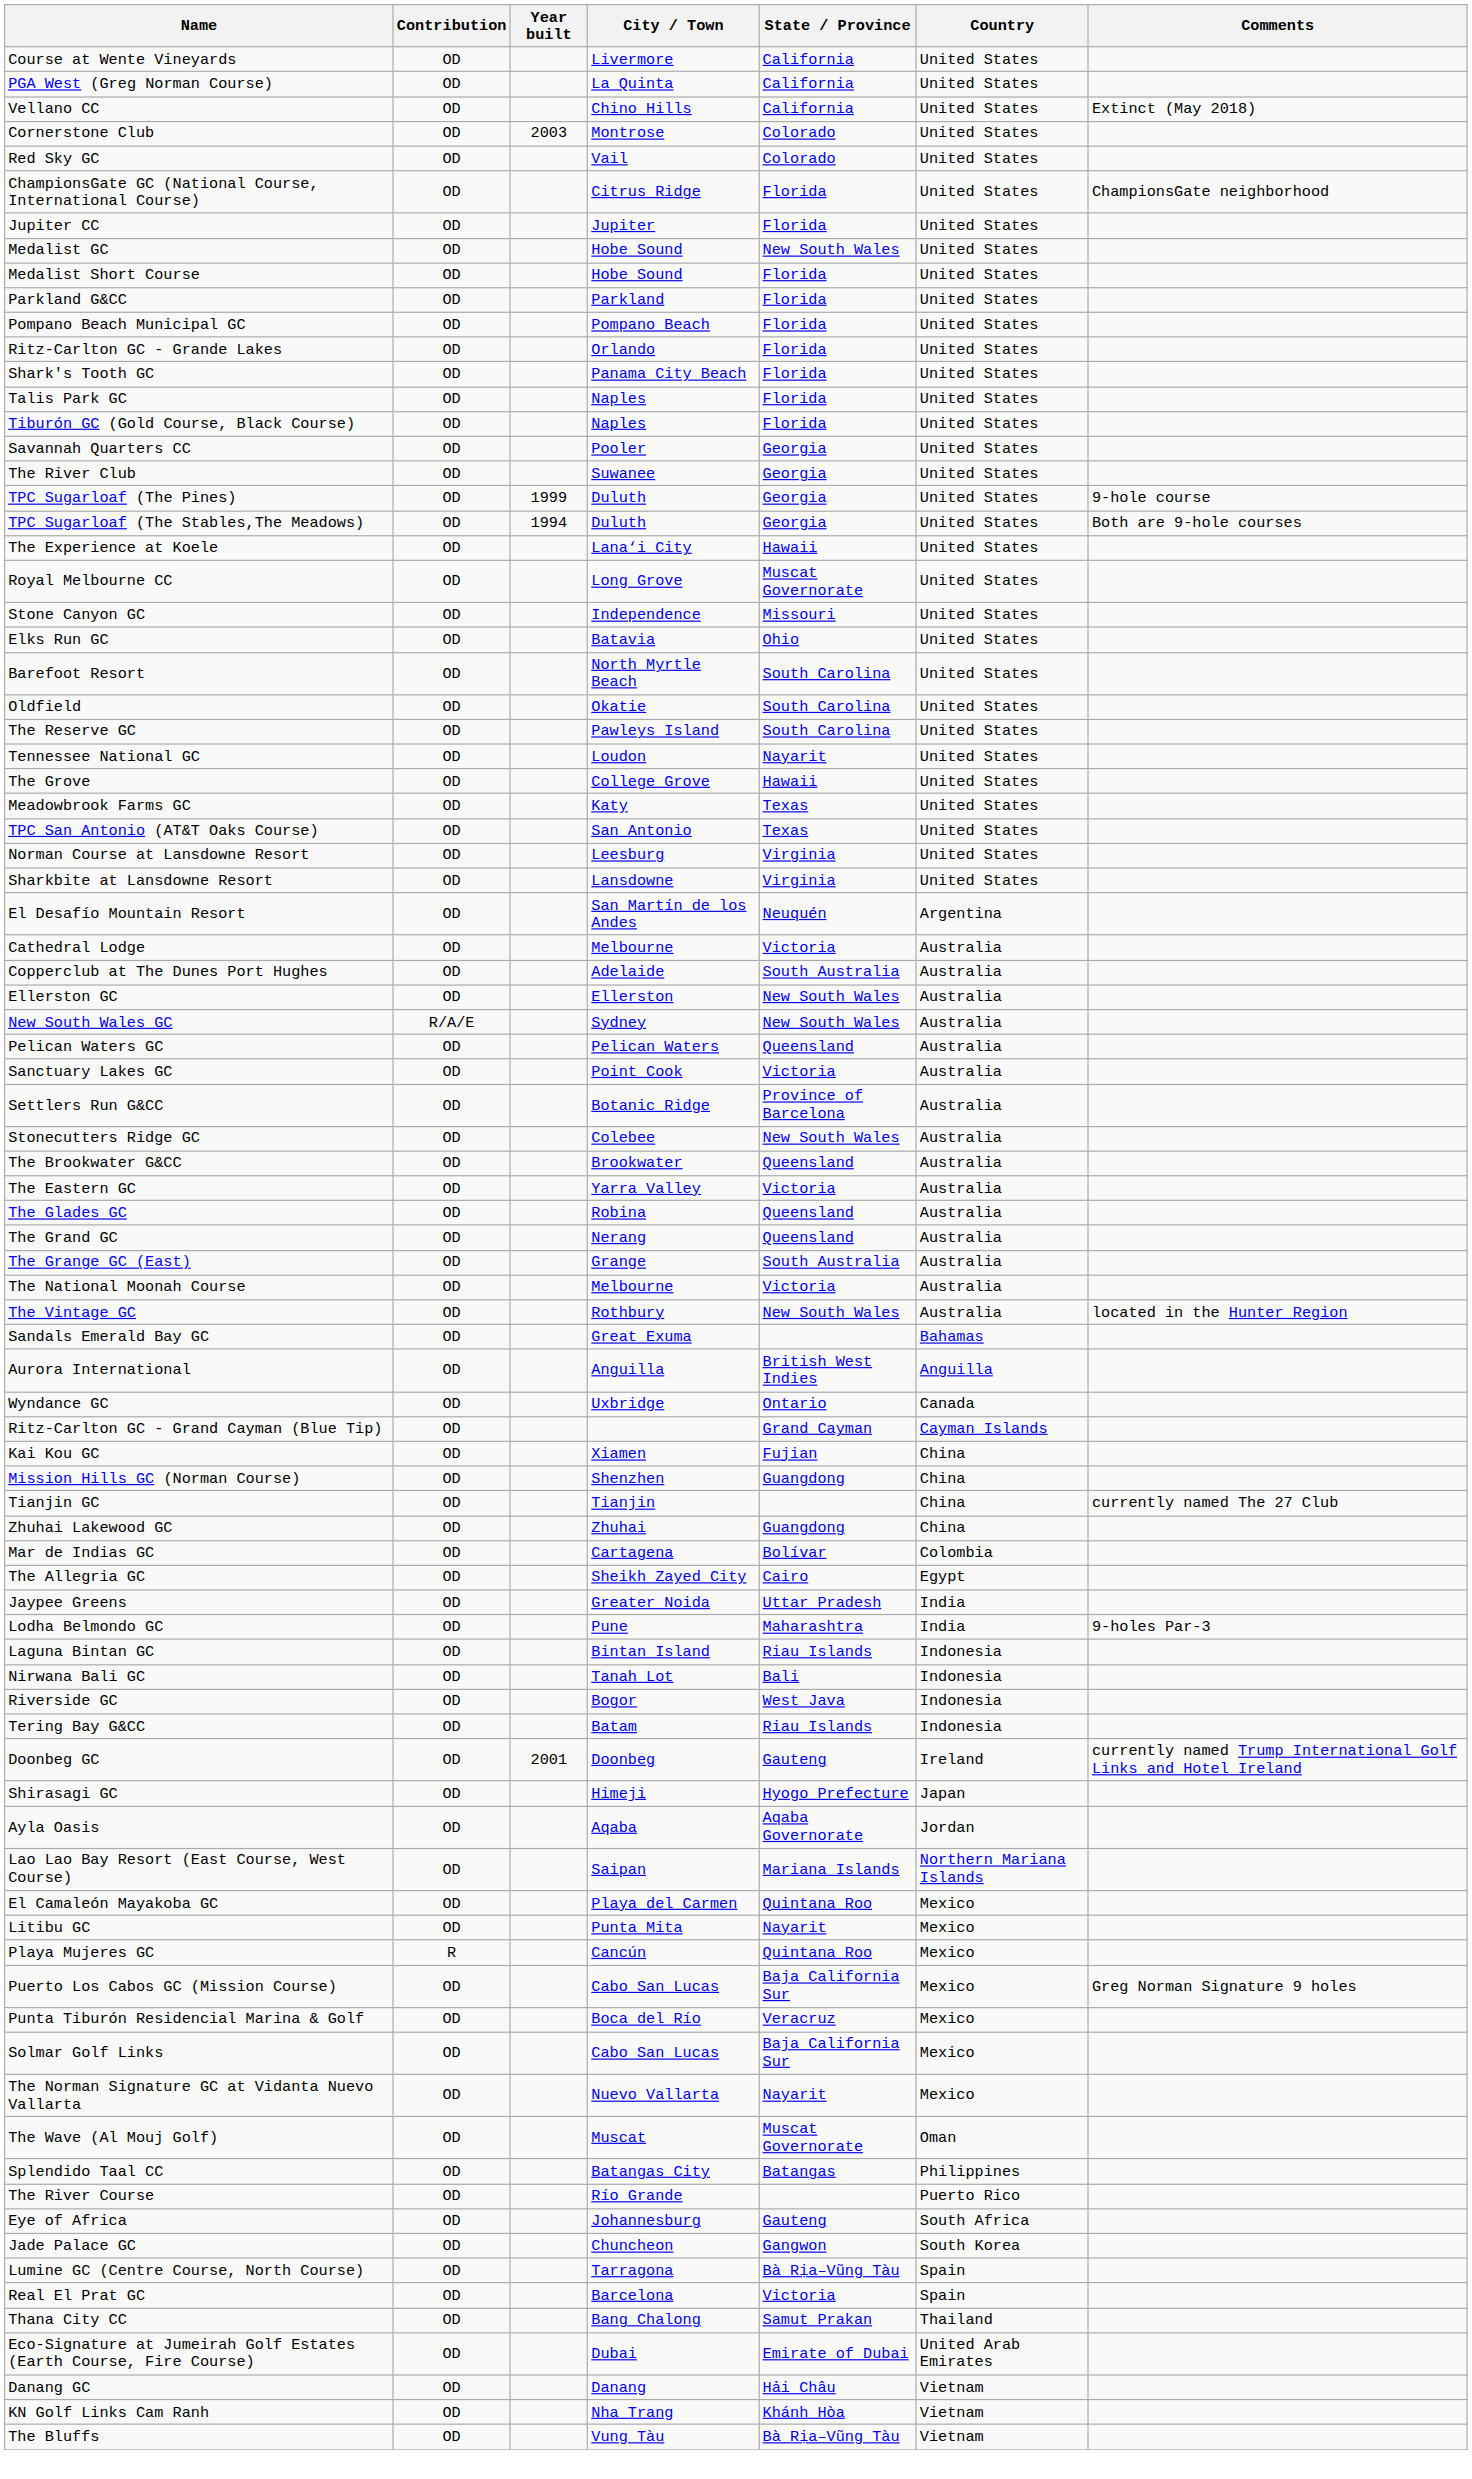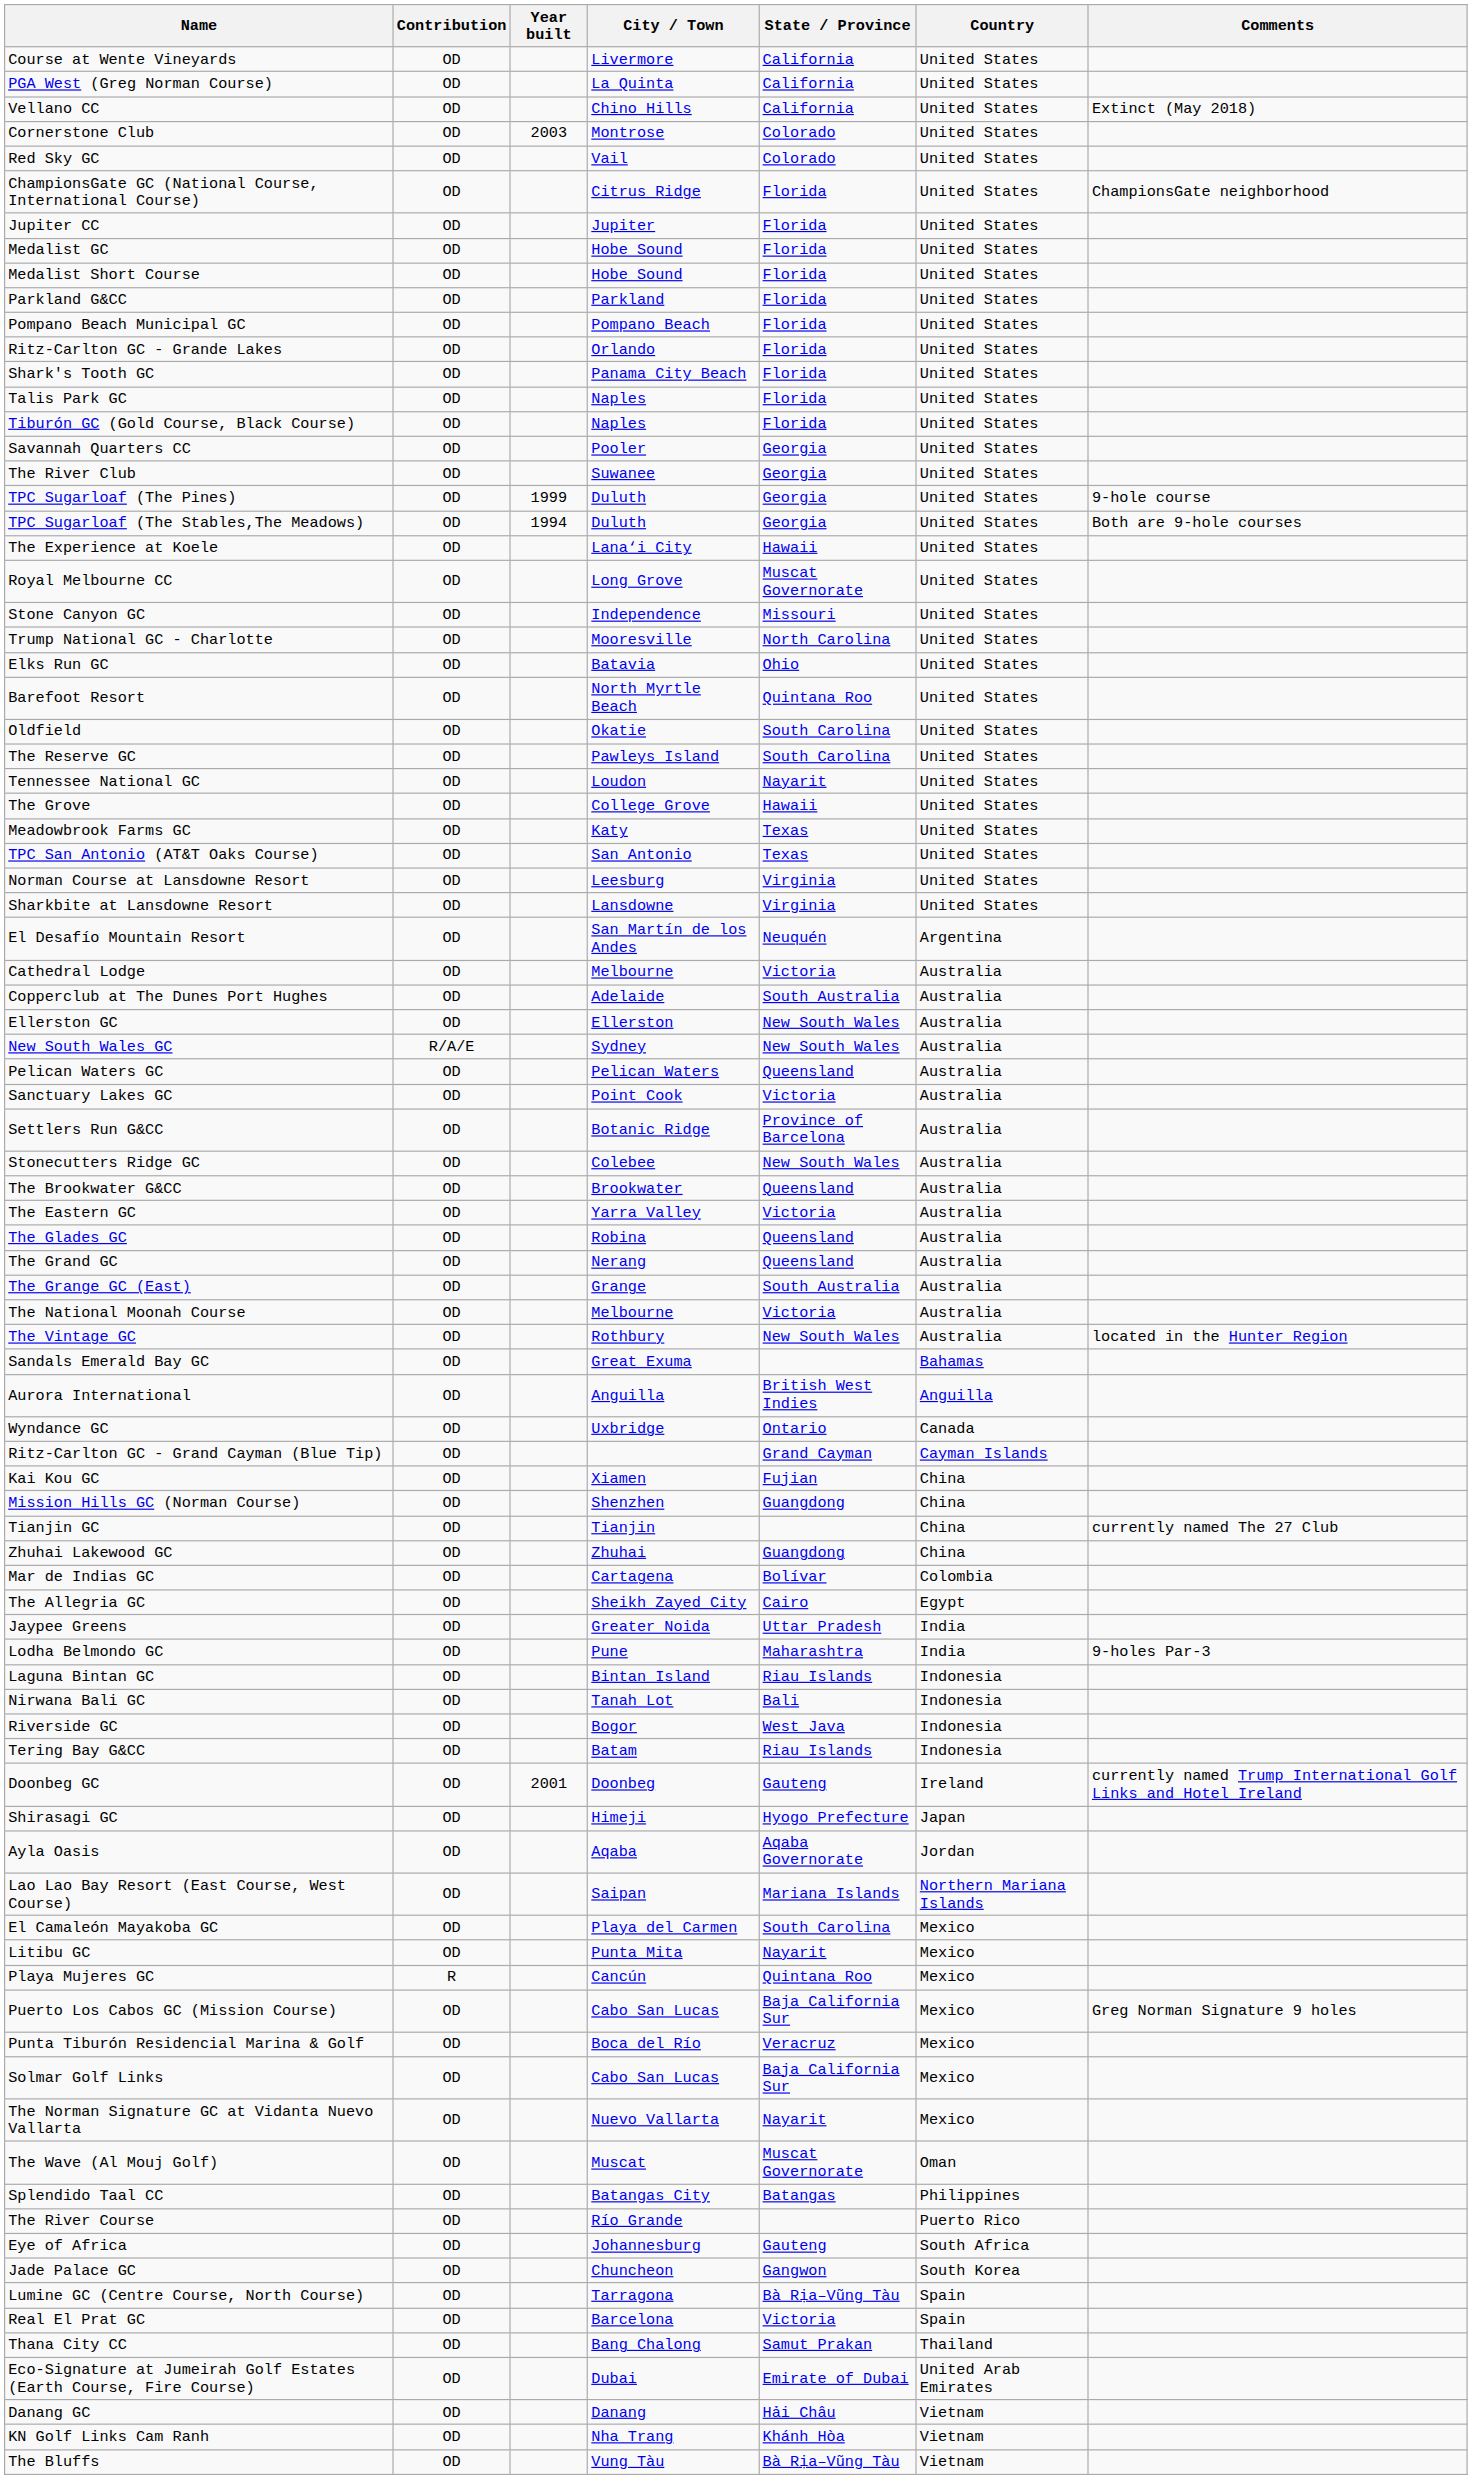(831, 250) New South Wales -> (795, 250) Florida
+ row: (141, 640)
(827, 673) South Carolina -> (817, 698) Quintana Roo
(817, 1903) Quintana Roo -> (827, 1928) South Carolina
